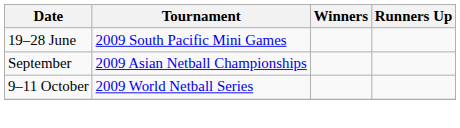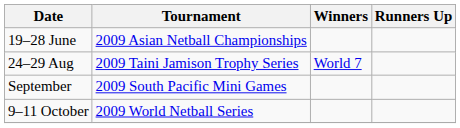(191, 39) 2009 South Pacific Mini Games -> (201, 39) 2009 Asian Netball Championships
+ row: (41, 63)
(201, 63) 2009 Asian Netball Championships -> (191, 87) 2009 South Pacific Mini Games
